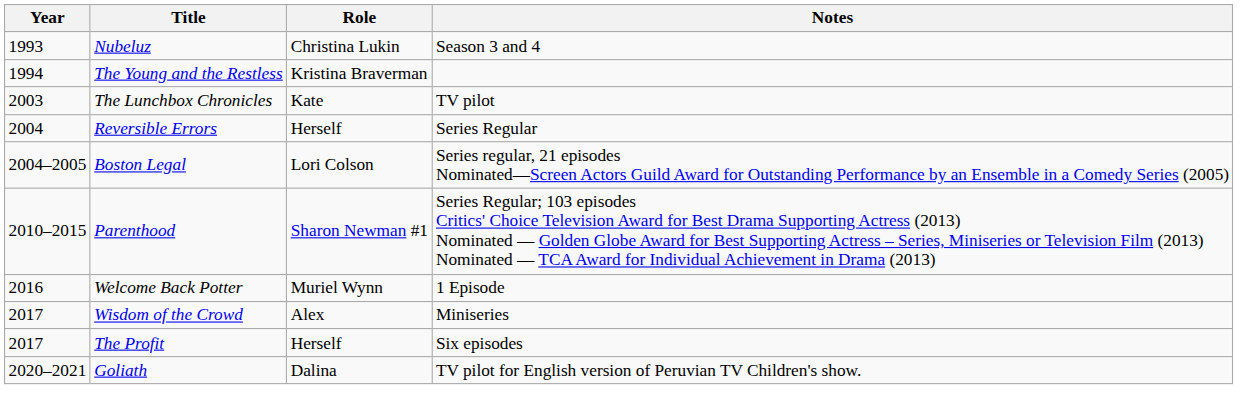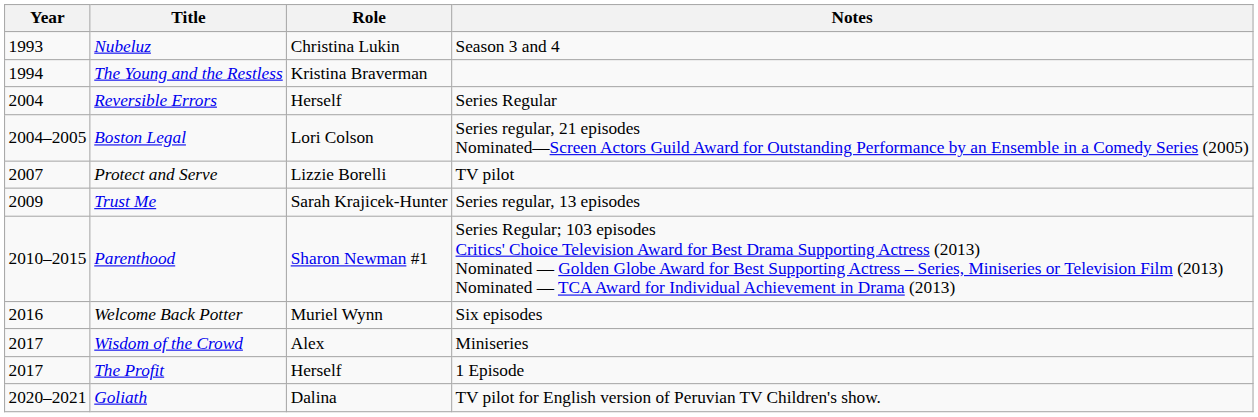- row: (183, 100)
+ row: (156, 174)
+ row: (125, 202)
(470, 287) 1 Episode -> (499, 315) Six episodes
(479, 342) Six episodes -> (490, 370) 1 Episode
